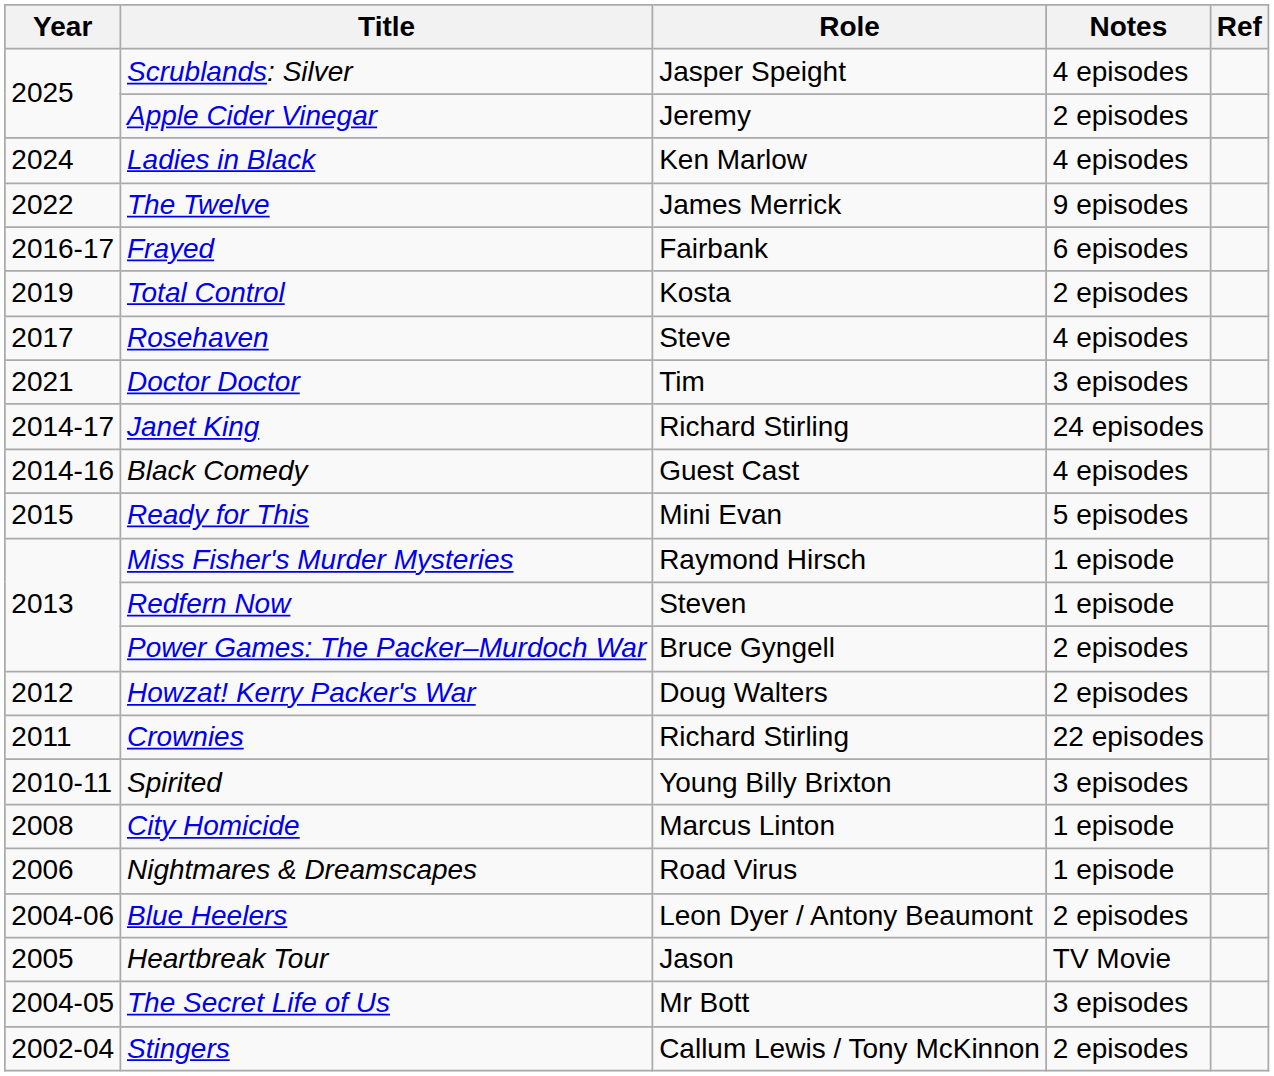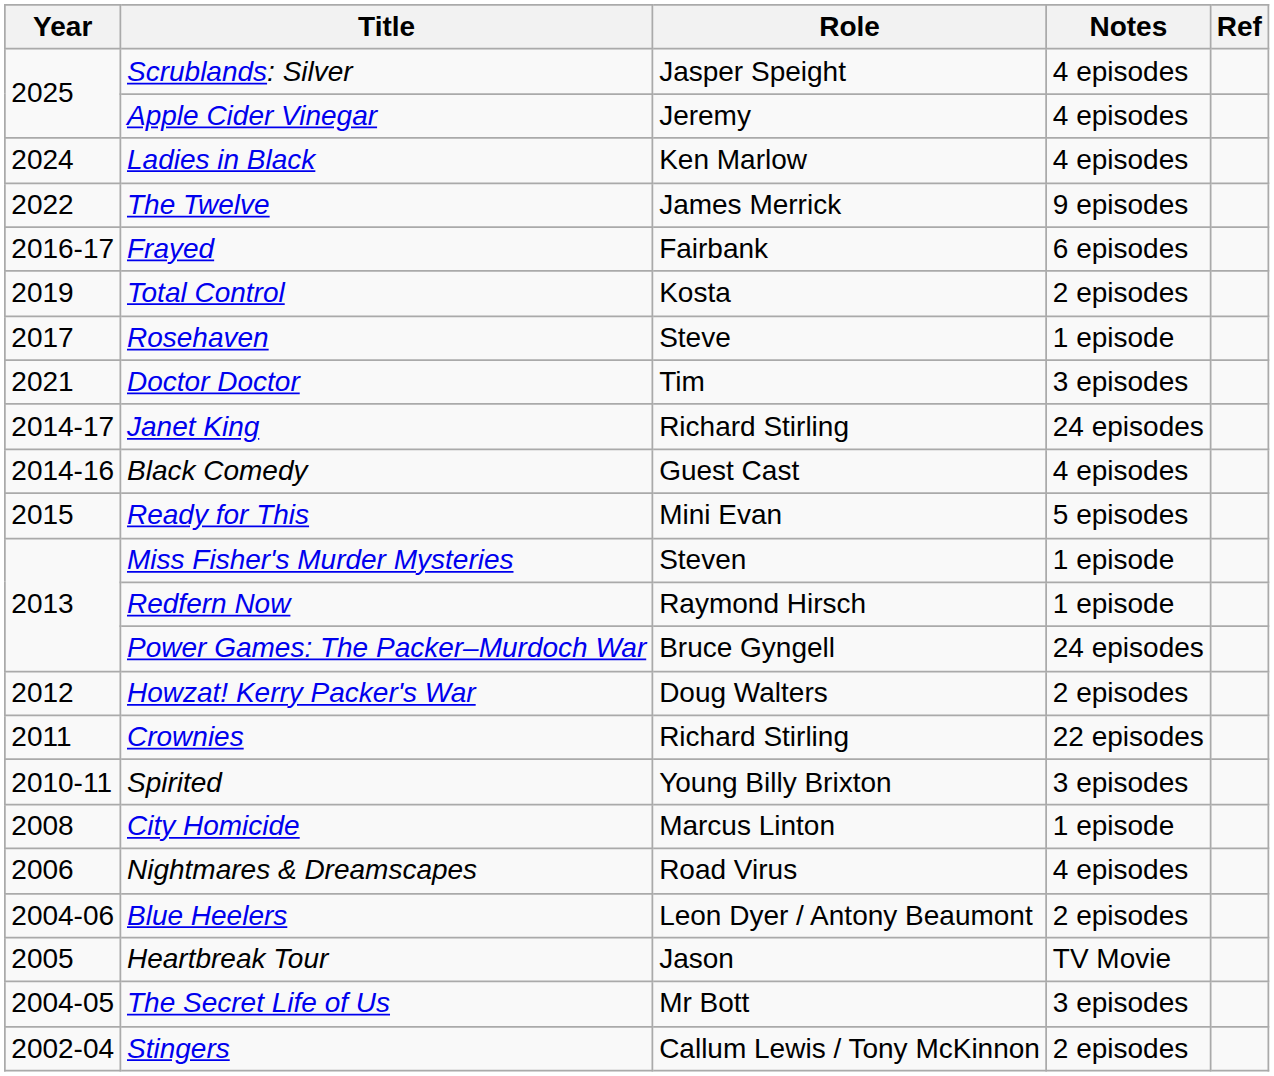(1121, 115) 2 episodes -> (1121, 115) 4 episodes
(1121, 337) 4 episodes -> (1114, 337) 1 episode
(763, 559) Raymond Hirsch -> (703, 559) Steven
(703, 603) Steven -> (763, 603) Raymond Hirsch
(1121, 648) 2 episodes -> (1128, 648) 24 episodes
(1114, 870) 1 episode -> (1121, 870) 4 episodes
